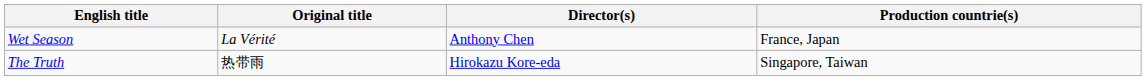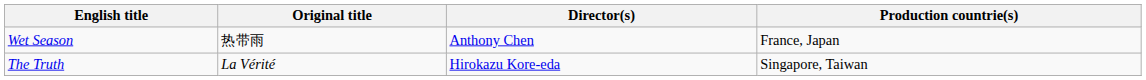(248, 38) La Vérité -> (243, 39) 热带雨
(243, 62) 热带雨 -> (248, 64) La Vérité
